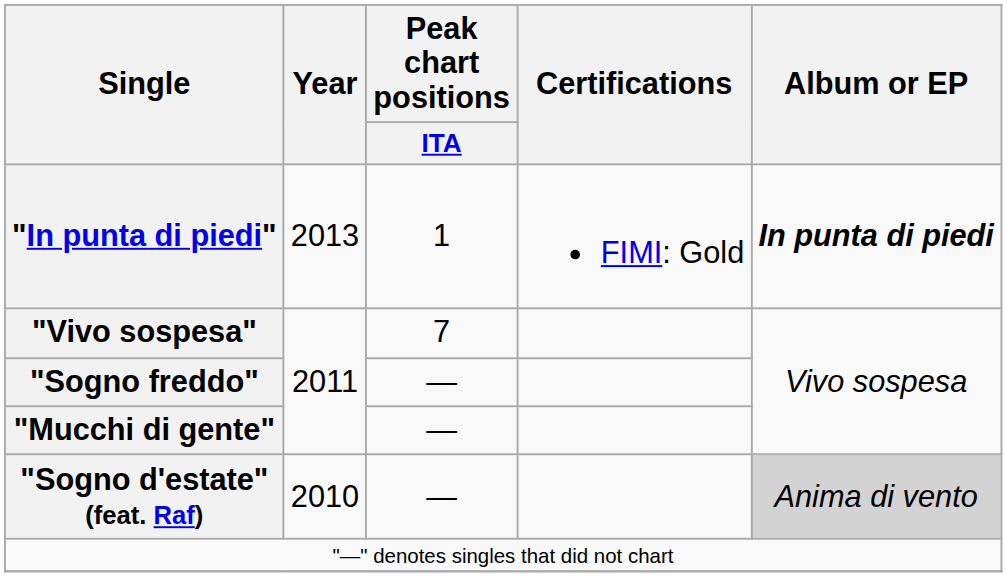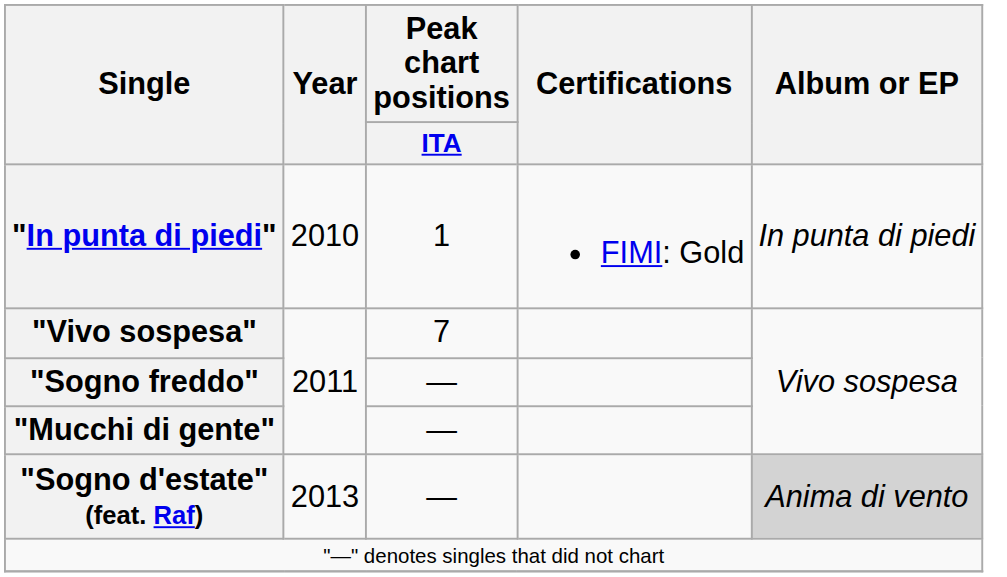(325, 235) 2013 -> (325, 235) 2010
(876, 235) bold -> (867, 235) normal
(325, 496) 2010 -> (325, 496) 2013
